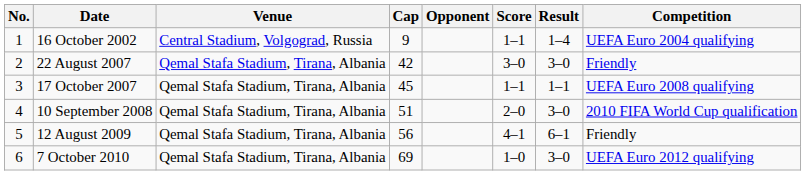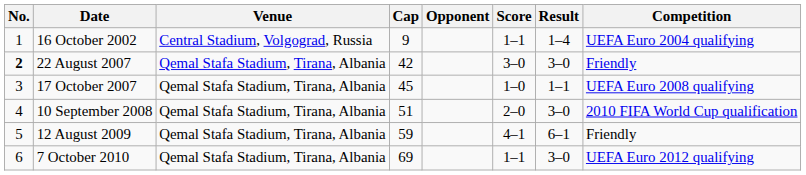(19, 63) normal -> (19, 63) bold
(514, 87) 1–1 -> (514, 87) 1–0
(406, 134) 56 -> (406, 134) 59
(514, 157) 1–0 -> (514, 157) 1–1
